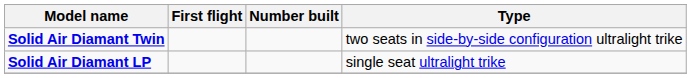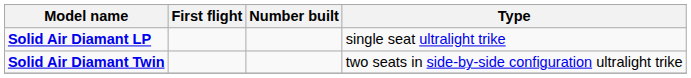rows swapped: (80, 62) <-> (86, 39)
